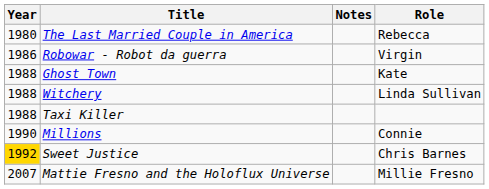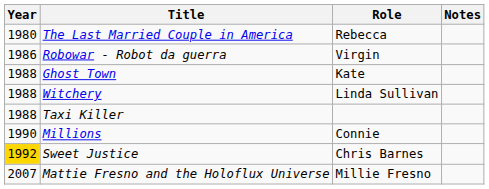columns swapped: (429, 14) <-> (354, 14)
